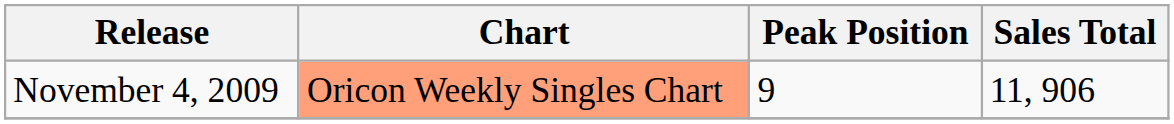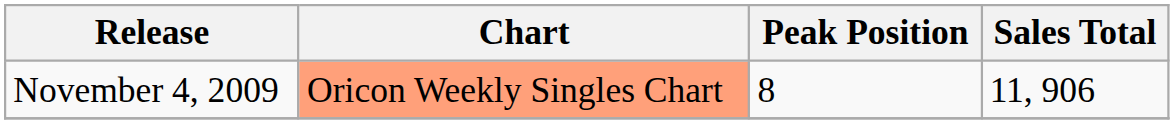(766, 88) 9 -> (766, 88) 8
